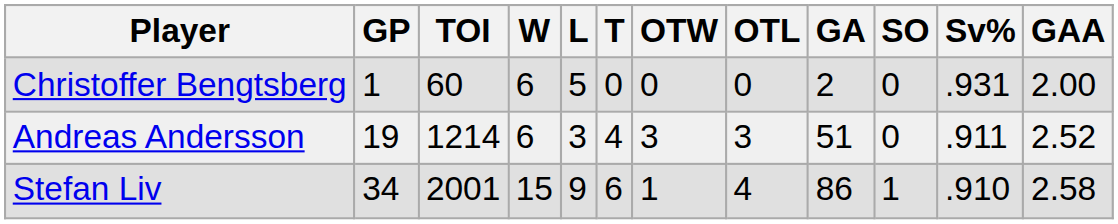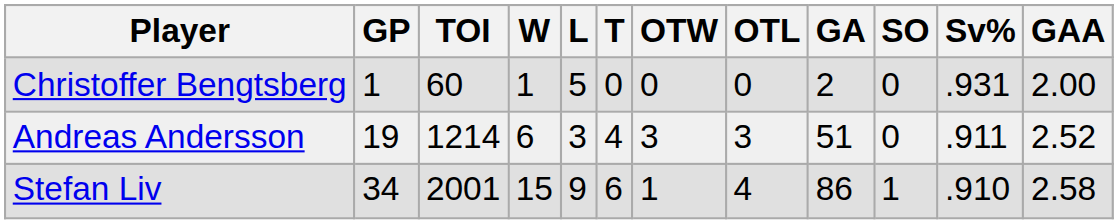(525, 84) 6 -> (525, 84) 1
